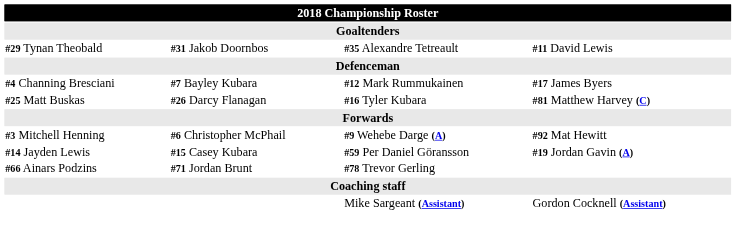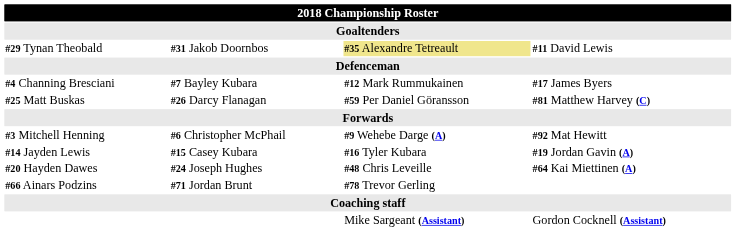(401, 48) no background -> (401, 48) khaki background
(385, 100) #16 Tyler Kubara -> (407, 100) #59 Per Daniel Göransson
(407, 152) #59 Per Daniel Göransson -> (385, 152) #16 Tyler Kubara
+ row: (51, 168)
